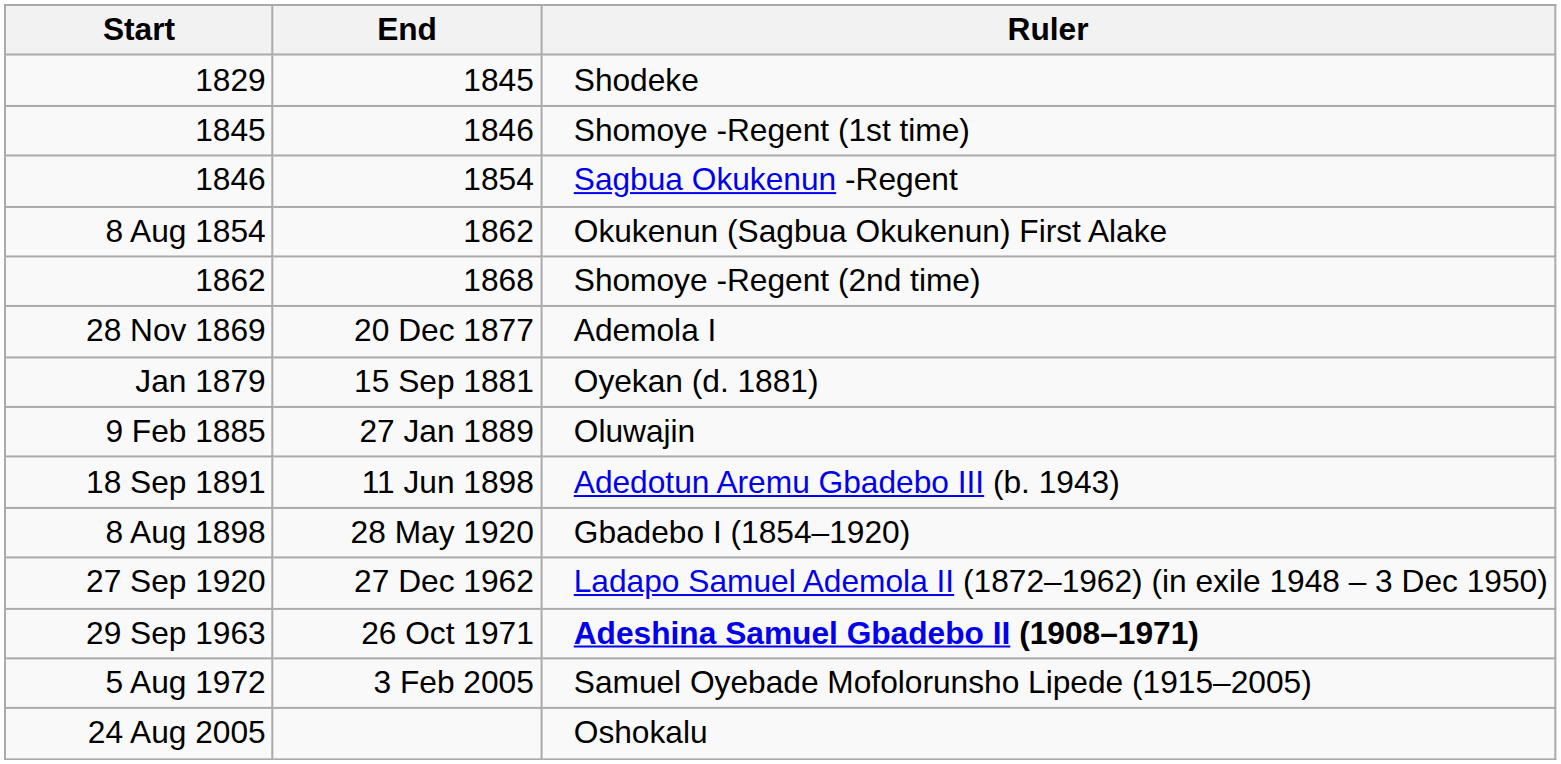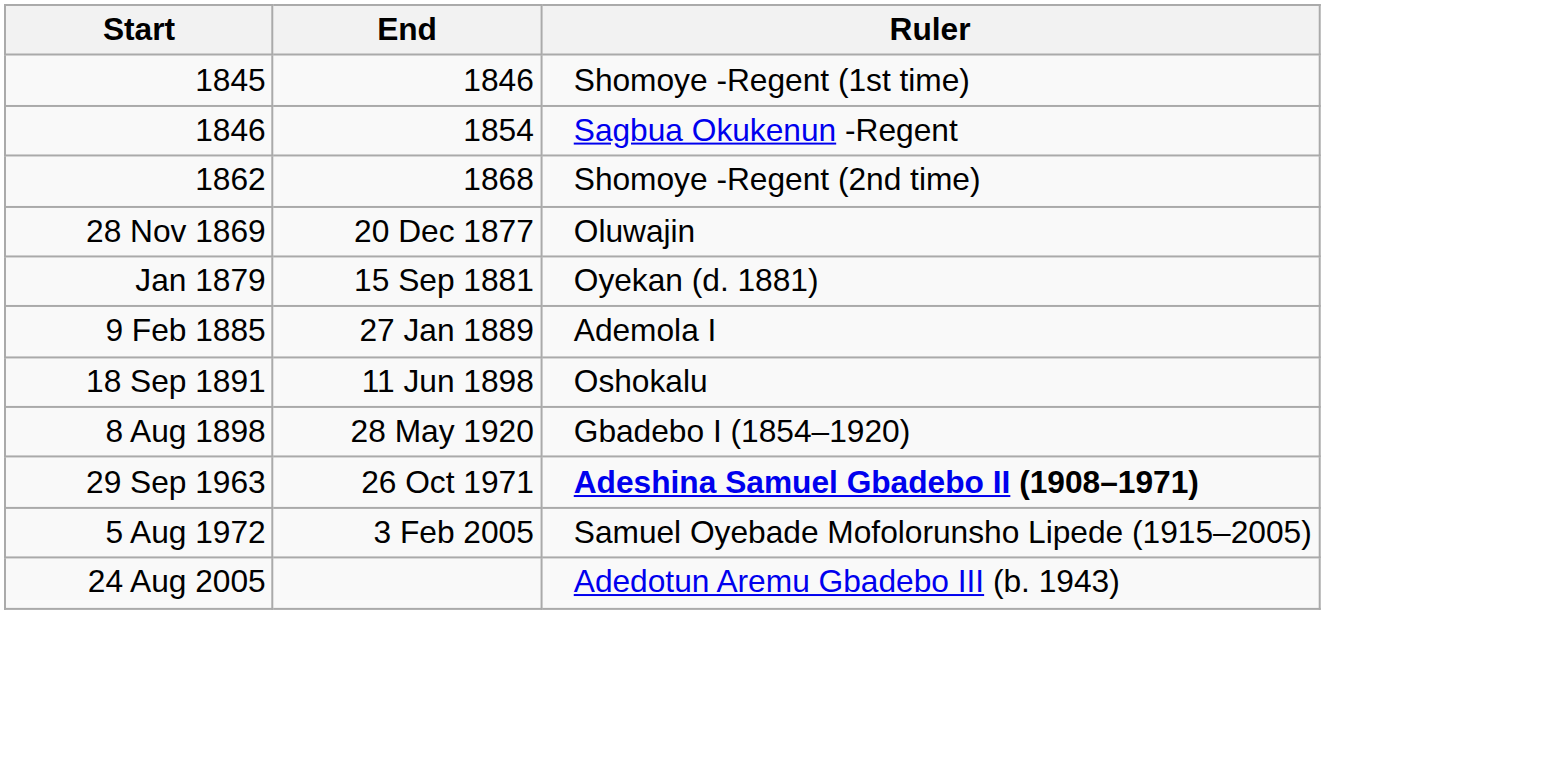- row: (230, 79)
- row: (186, 230)
(645, 331) Ademola I -> (634, 230) Oluwajin
(634, 431) Oluwajin -> (645, 331) Ademola I
(847, 481) Adedotun Aremu Gbadebo III (b. 1943) -> (641, 381) Oshokalu
- row: (176, 582)
(641, 733) Oshokalu -> (847, 582) Adedotun Aremu Gbadebo III (b. 1943)
